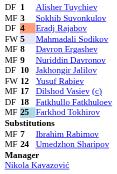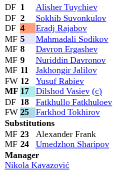(11, 18) MF -> (10, 18) DF
(22, 18) 3 -> (22, 18) 2
(11, 39) FW -> (11, 39) MF
(10, 70) DF -> (11, 70) MF
(25, 70) 10 -> (24, 70) 11
(11, 91) normal -> (12, 91) bold
(25, 91) no background -> (25, 91) paleturquoise background
(11, 112) MF -> (11, 112) FW
- row: (67, 133)
+ row: (66, 133)
